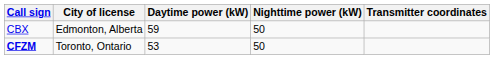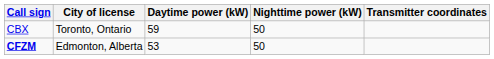(99, 29) Edmonton, Alberta -> (94, 29) Toronto, Ontario
(94, 46) Toronto, Ontario -> (99, 46) Edmonton, Alberta
